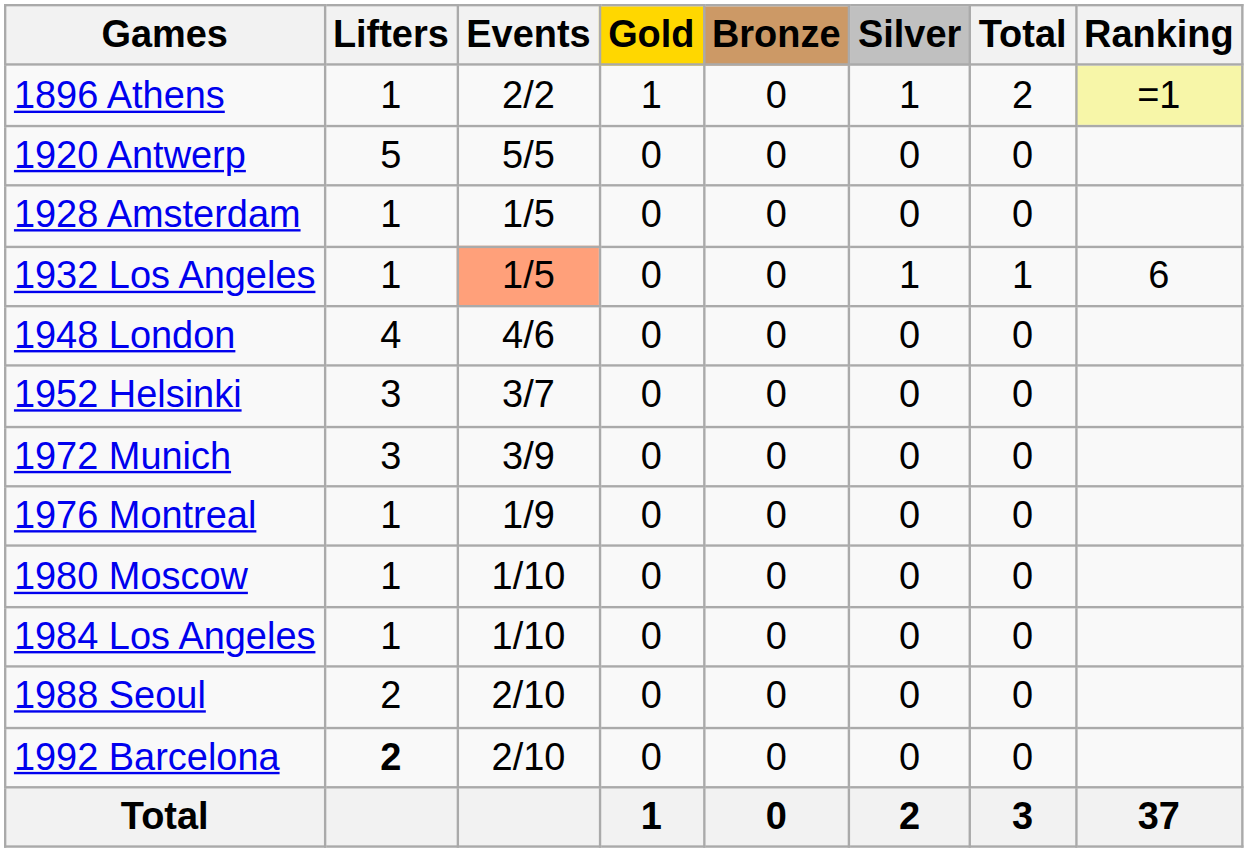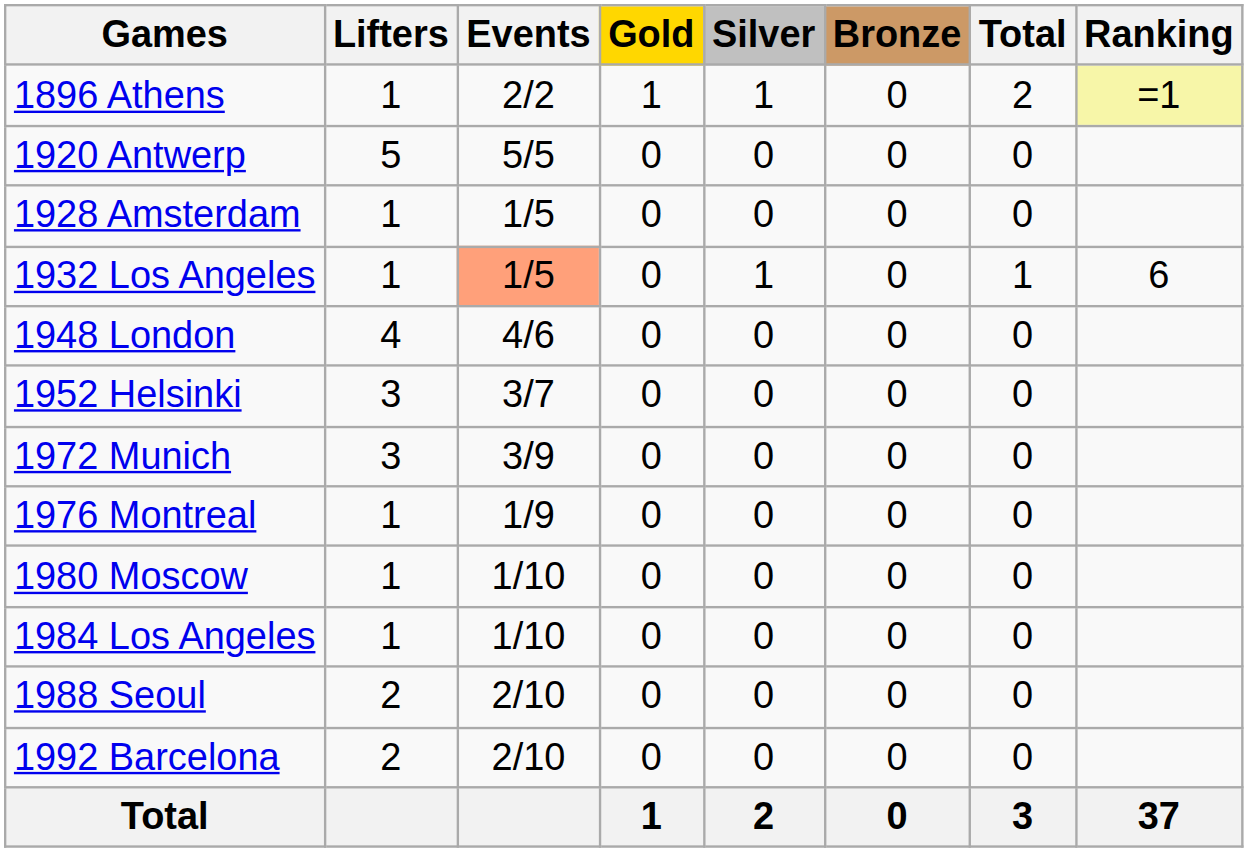columns swapped: (910, 34) <-> (776, 34)
(391, 756) bold -> (391, 756) normal
